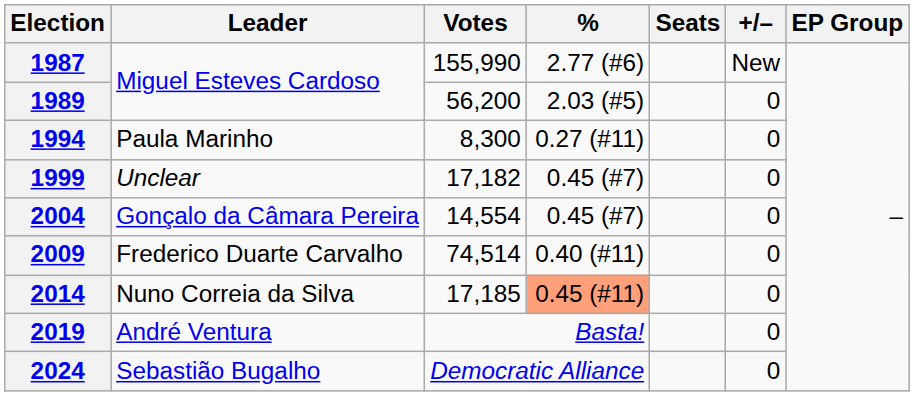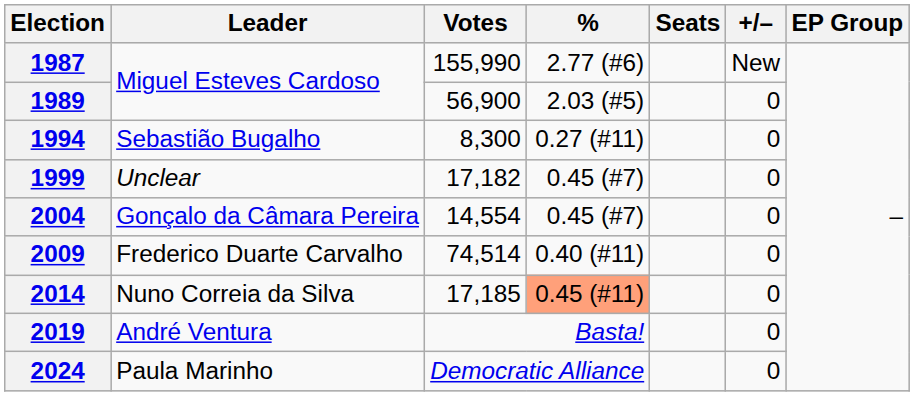(484, 100) 56,200 -> (484, 100) 56,900
(195, 139) Paula Marinho -> (218, 139) Sebastião Bugalho
(218, 370) Sebastião Bugalho -> (195, 370) Paula Marinho
